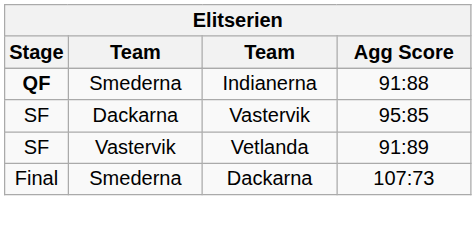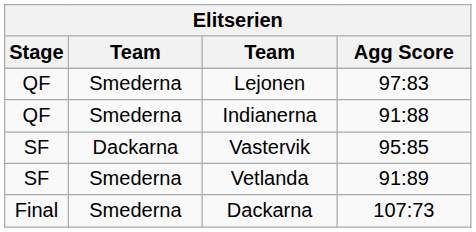+ row: (270, 83)
(36, 83) bold -> (36, 115) normal
(135, 147) Vastervik -> (135, 178) Smederna
